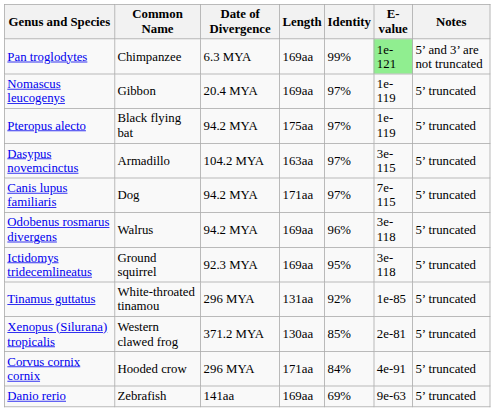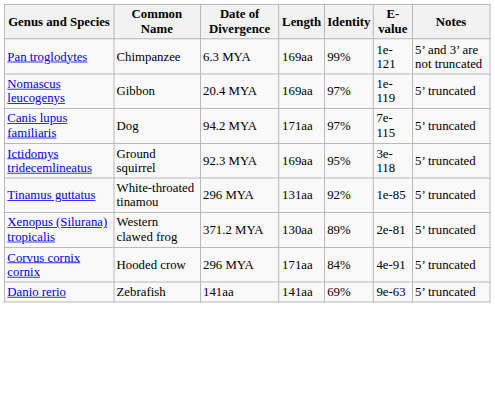(386, 56) lightgreen background -> (386, 56) no background
- row: (47, 125)
- row: (43, 160)
- row: (58, 230)
(339, 334) 85% -> (339, 230) 89%
(298, 396) 169aa -> (297, 292) 141aa
